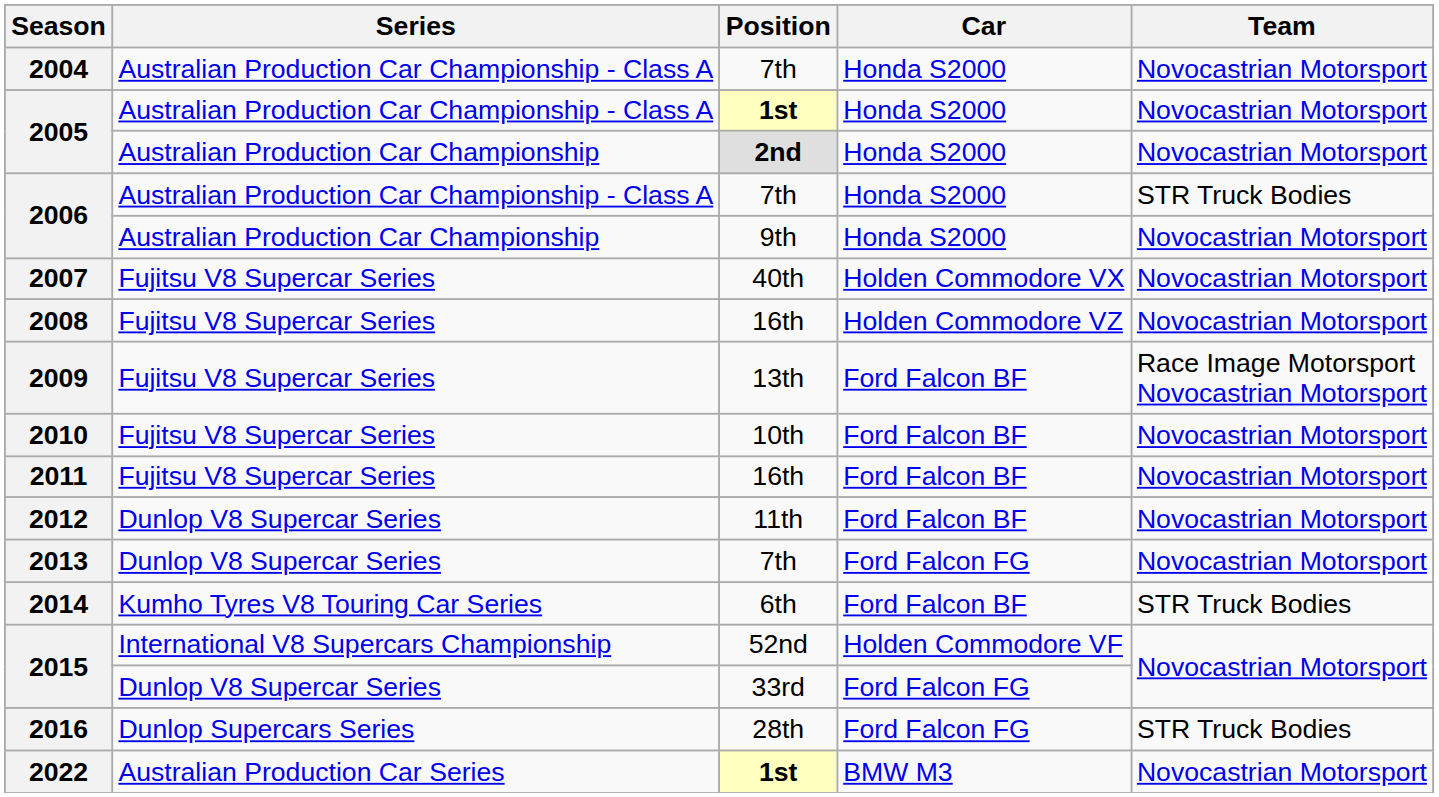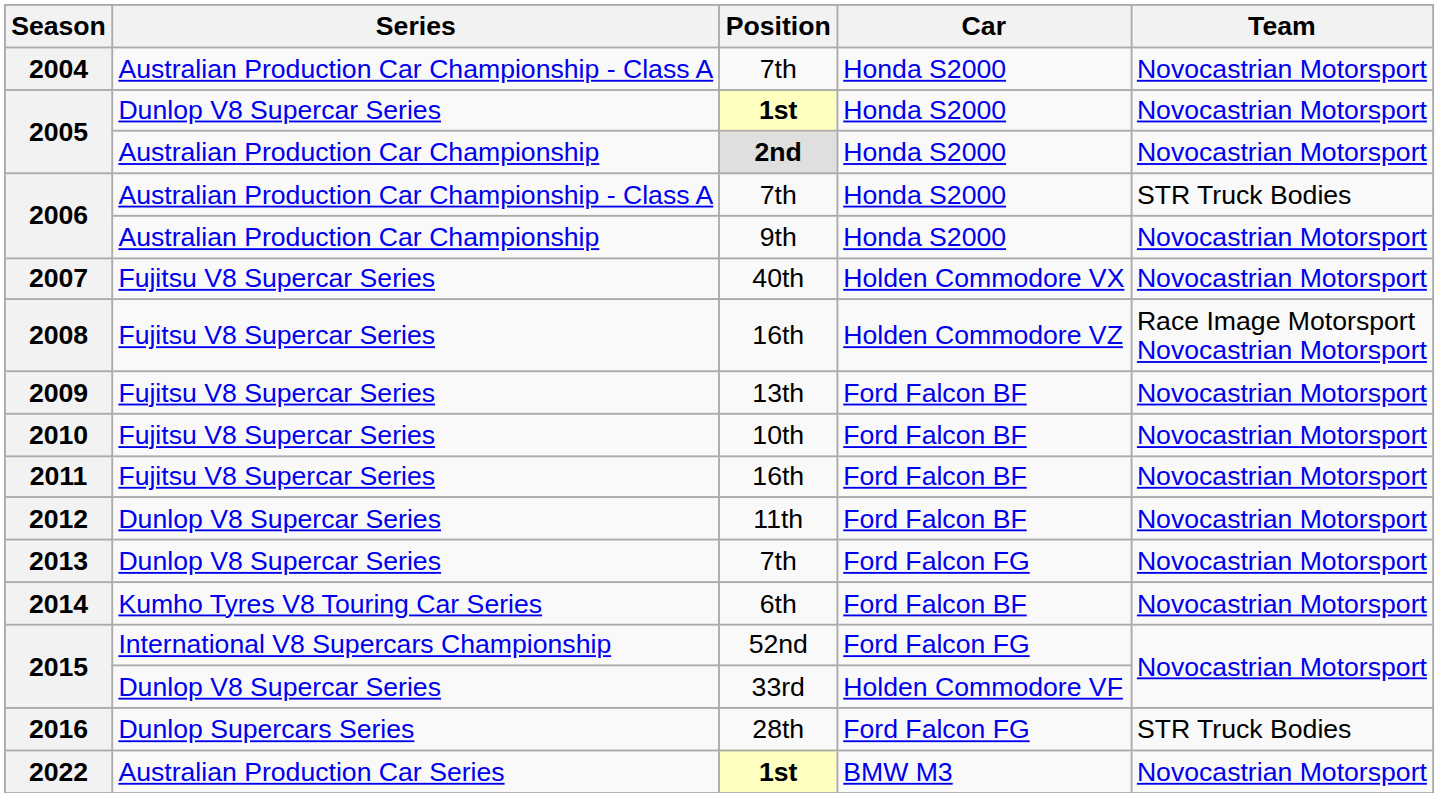(416, 111) Australian Production Car Championship - Class A -> (280, 111) Dunlop V8 Supercar Series
(1282, 321) Novocastrian Motorsport -> (1282, 336) Race Image Motorsport Novocastrian Motorsport
(1282, 378) Race Image Motorsport Novocastrian Motorsport -> (1282, 393) Novocastrian Motorsport
(1244, 603) STR Truck Bodies -> (1282, 603) Novocastrian Motorsport
(983, 645) Holden Commodore VF -> (936, 645) Ford Falcon FG
(936, 687) Ford Falcon FG -> (983, 687) Holden Commodore VF
